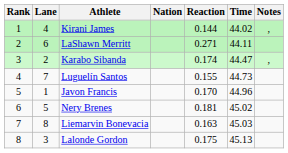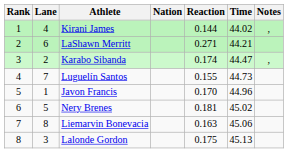(241, 44) 44.11 -> (241, 44) 44.21
(241, 124) 45.03 -> (241, 124) 45.06
